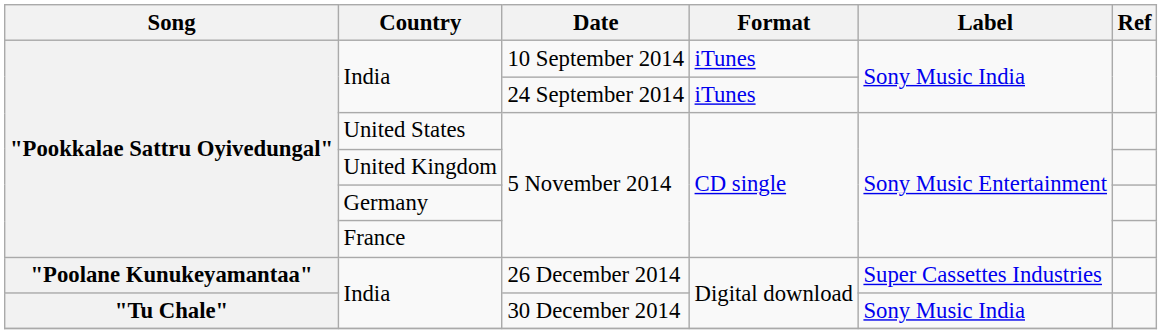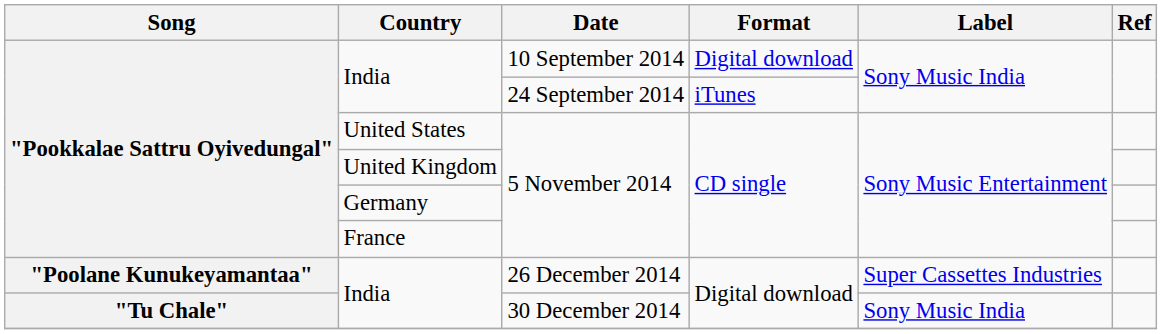(725, 58) iTunes -> (774, 58) Digital download
